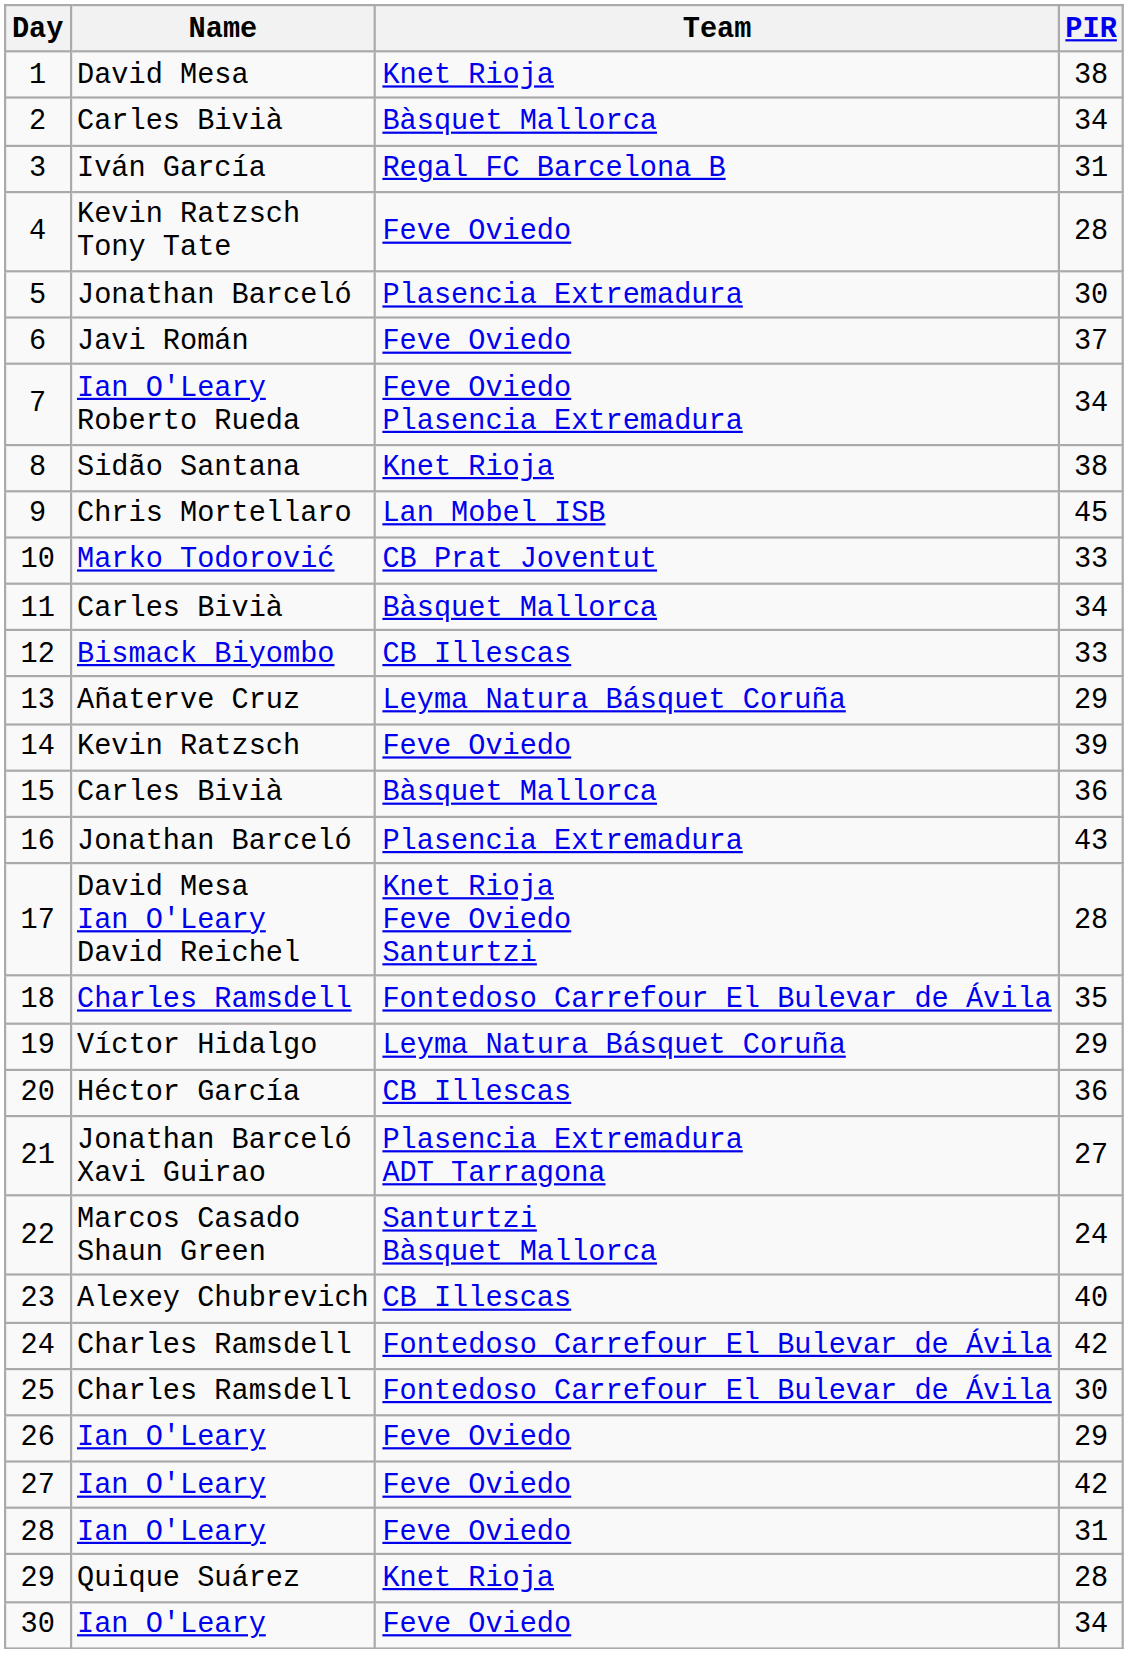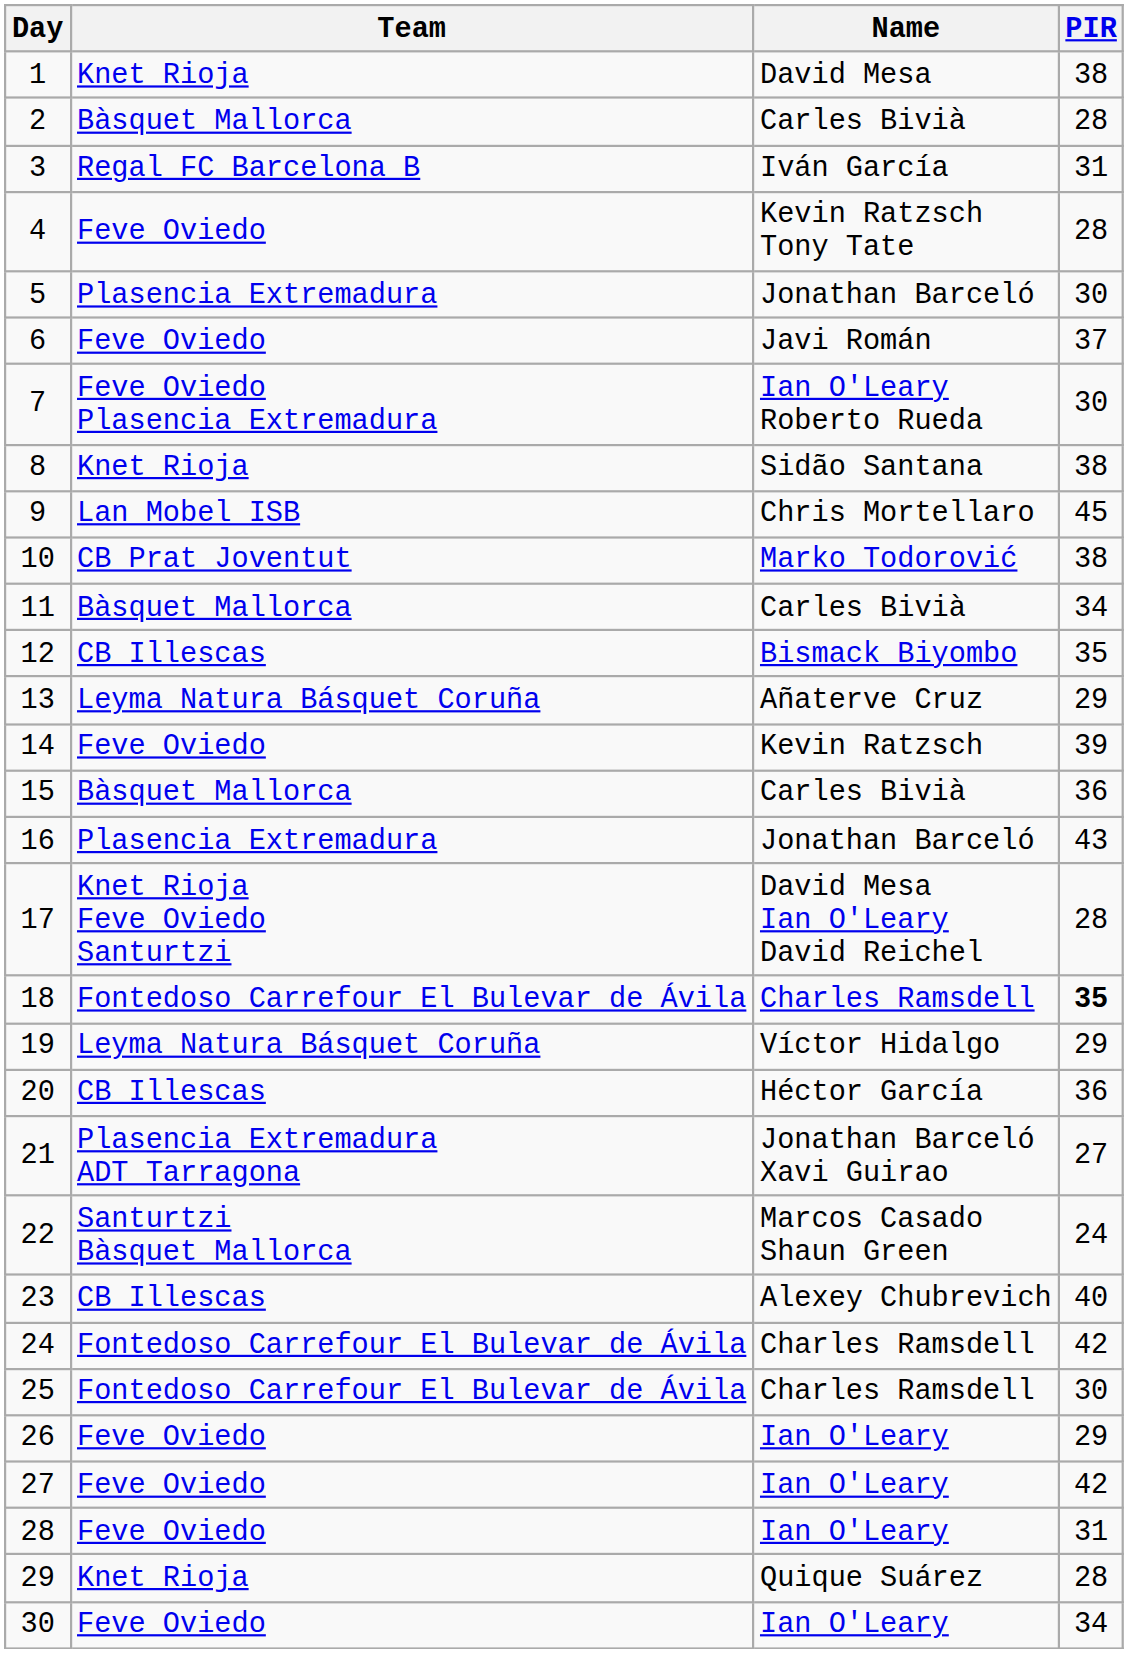columns swapped: (223, 28) <-> (717, 28)
(1091, 122) 34 -> (1091, 122) 28
(1091, 404) 34 -> (1091, 404) 30
(1091, 561) 33 -> (1091, 561) 38
(1091, 654) 33 -> (1091, 654) 35
(1091, 999) normal -> (1091, 999) bold
